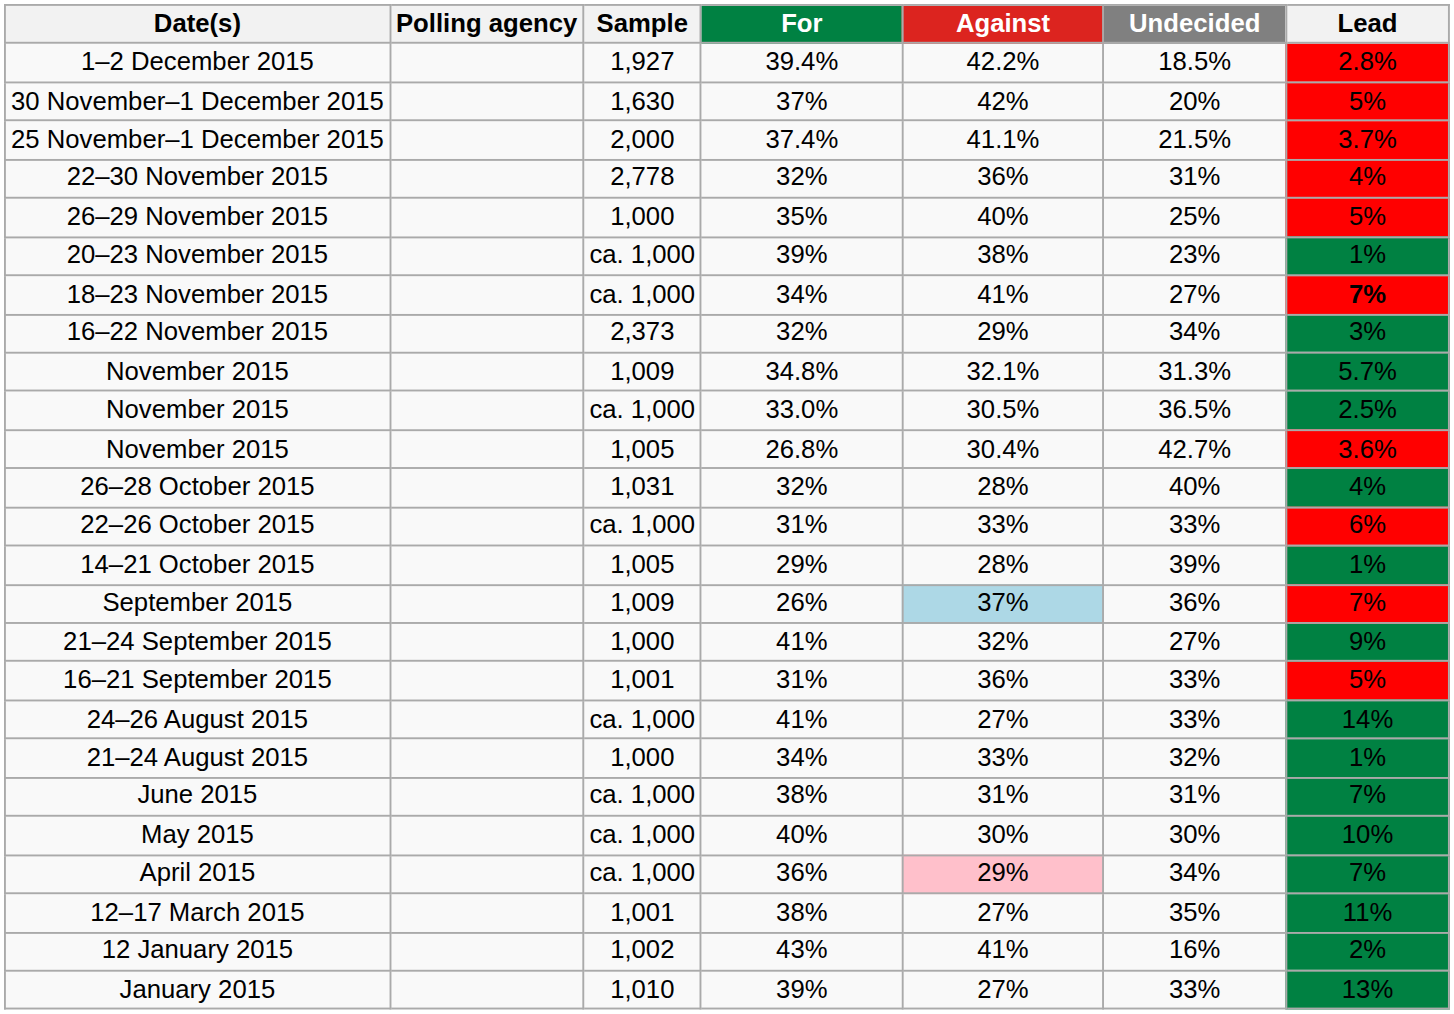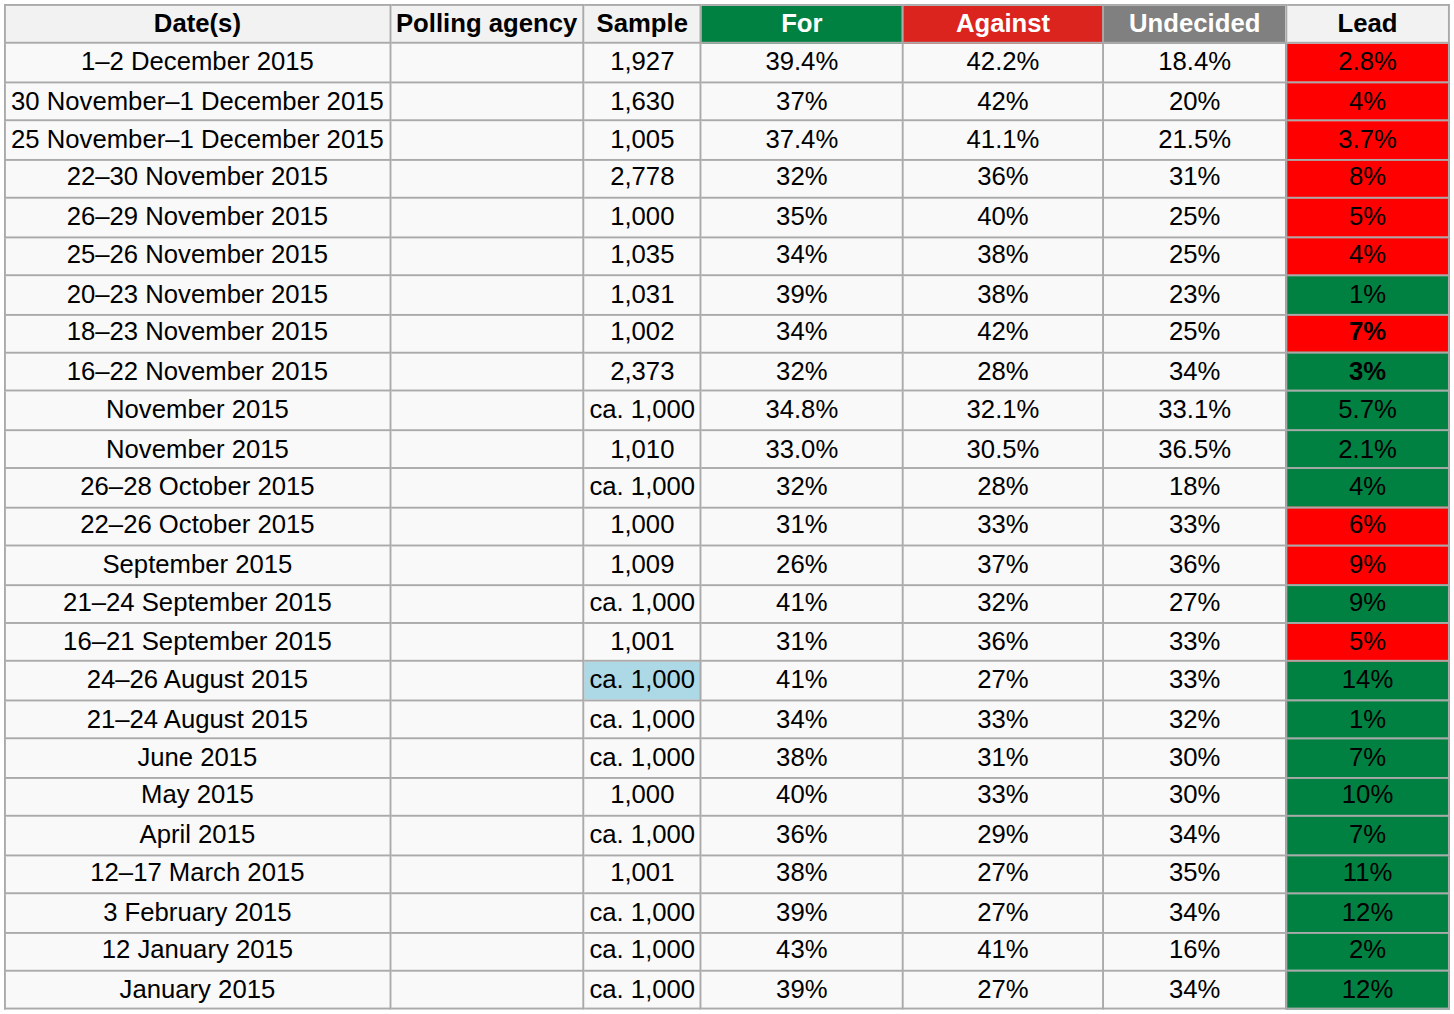(1195, 62) 18.5% -> (1195, 62) 18.4%
(1368, 100) 5% -> (1368, 100) 4%
(642, 139) 2,000 -> (642, 139) 1,005
(1368, 177) 4% -> (1368, 177) 8%
+ row: (197, 255)
(642, 255) ca. 1,000 -> (642, 293) 1,031
(642, 293) ca. 1,000 -> (642, 332) 1,002
(1003, 293) 41% -> (1003, 332) 42%
(1195, 293) 27% -> (1195, 332) 25%
(1003, 332) 29% -> (1003, 371) 28%
(1368, 332) normal -> (1368, 371) bold
(642, 371) 1,009 -> (642, 409) ca. 1,000
(1195, 371) 31.3% -> (1195, 409) 33.1%
(642, 409) ca. 1,000 -> (642, 448) 1,010
(1368, 409) 2.5% -> (1368, 448) 2.1%
- row: (197, 448)
(642, 486) 1,031 -> (642, 486) ca. 1,000
(1195, 486) 40% -> (1195, 486) 18%
(642, 525) ca. 1,000 -> (642, 525) 1,000
- row: (197, 564)
(1003, 602) lightblue background -> (1003, 564) no background
(1368, 602) 7% -> (1368, 564) 9%
(642, 641) 1,000 -> (642, 602) ca. 1,000
(642, 718) no background -> (642, 680) lightblue background
(642, 757) 1,000 -> (642, 718) ca. 1,000
(1195, 795) 31% -> (1195, 757) 30%
(642, 834) ca. 1,000 -> (642, 795) 1,000
(1003, 834) 30% -> (1003, 795) 33%
(1003, 873) pink background -> (1003, 834) no background
+ row: (197, 911)
(642, 950) 1,002 -> (642, 950) ca. 1,000
(642, 989) 1,010 -> (642, 989) ca. 1,000
(1195, 989) 33% -> (1195, 989) 34%
(1368, 989) 13% -> (1368, 989) 12%
